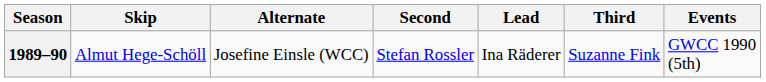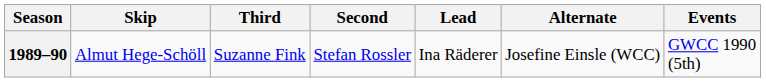columns swapped: (614, 17) <-> (291, 17)
